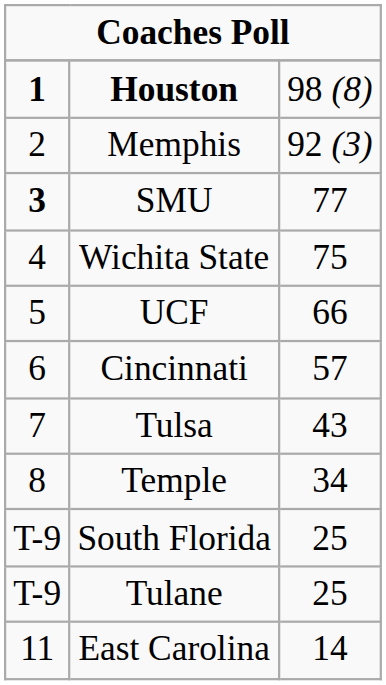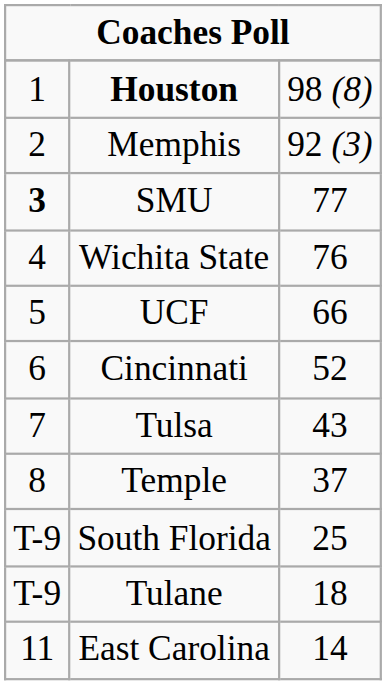(37, 88) bold -> (37, 88) normal
(330, 256) 75 -> (330, 256) 76
(330, 369) 57 -> (330, 369) 52
(330, 481) 34 -> (330, 481) 37
(330, 593) 25 -> (330, 593) 18
